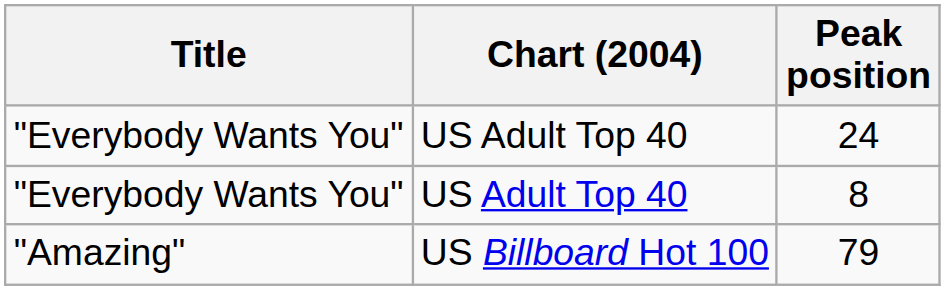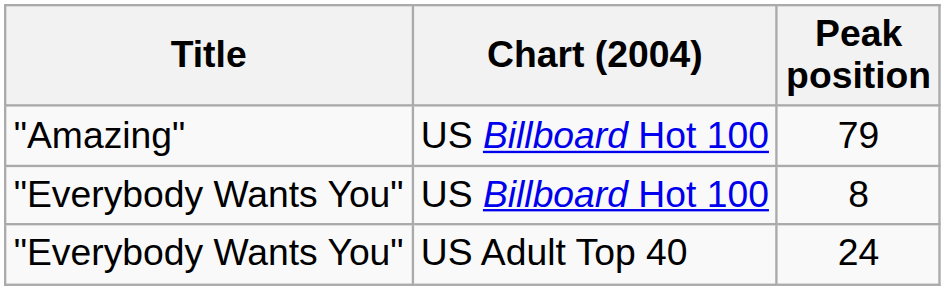rows swapped: (859, 253) <-> (859, 135)
(554, 194) US Adult Top 40 -> (595, 194) US Billboard Hot 100
